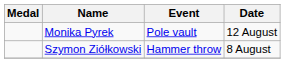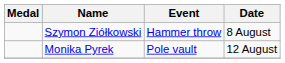rows swapped: (93, 50) <-> (79, 32)
